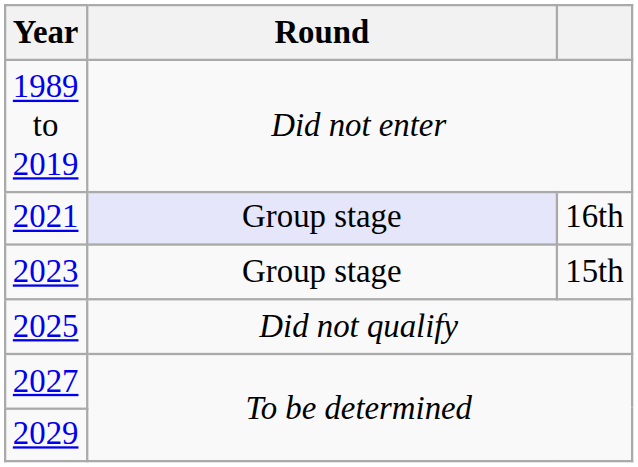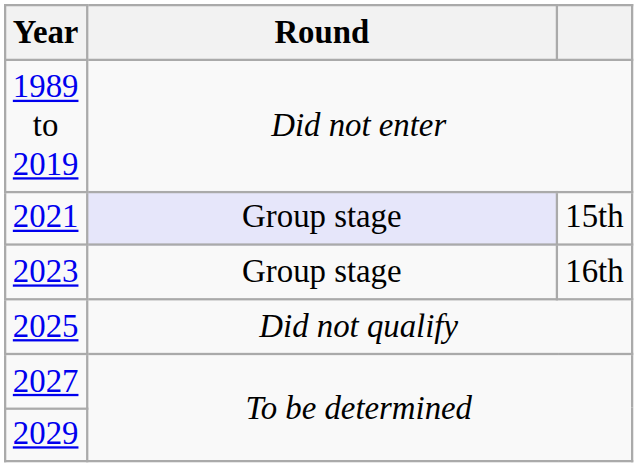(594, 217) 16th -> (594, 217) 15th
(594, 271) 15th -> (594, 271) 16th
